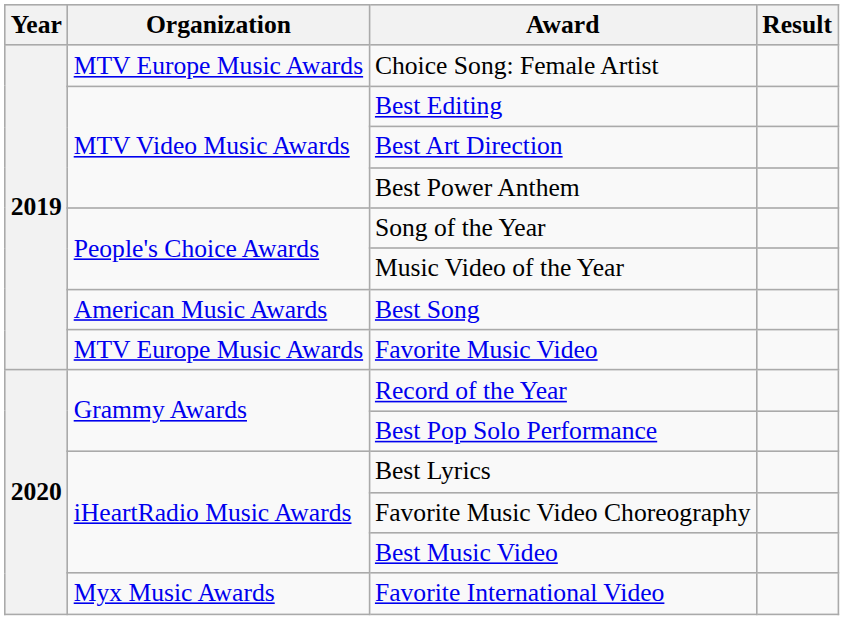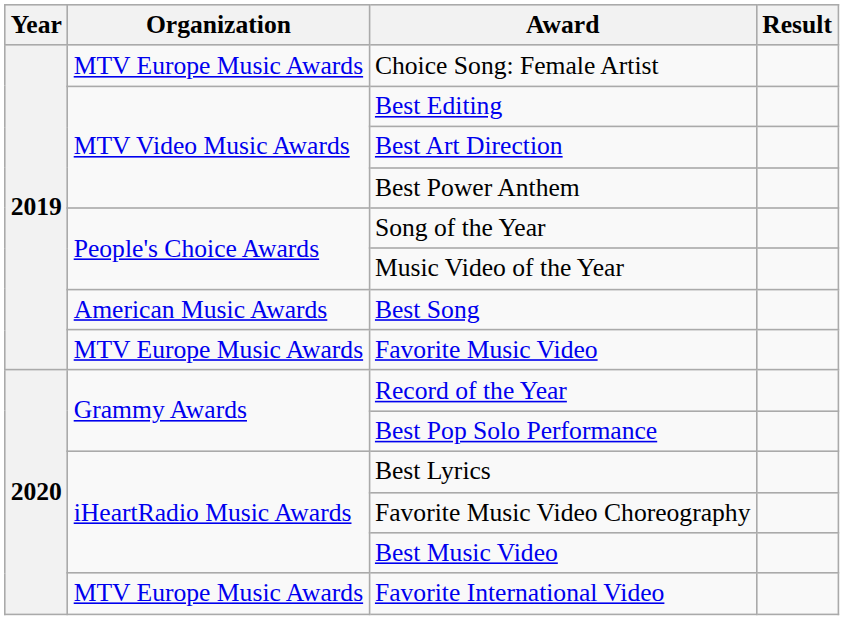(174, 593) Myx Music Awards -> (218, 593) MTV Europe Music Awards
